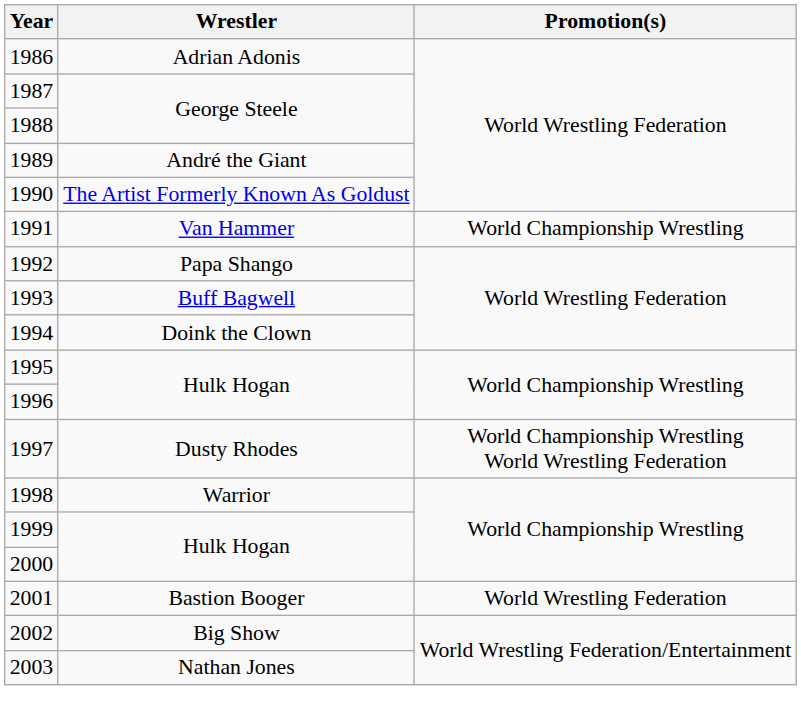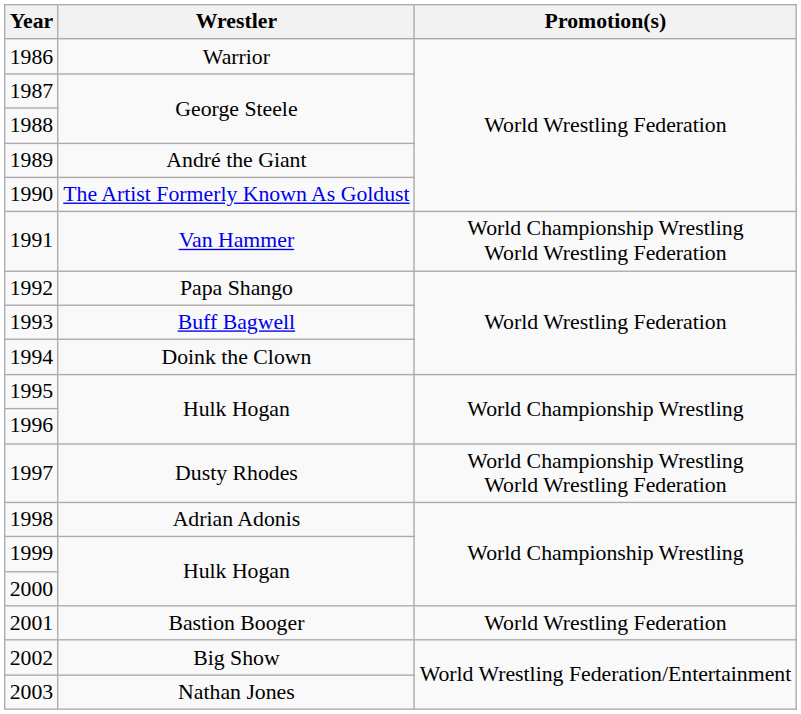(236, 56) Adrian Adonis -> (236, 56) Warrior
(605, 228) World Championship Wrestling -> (605, 241) World Championship Wrestling World Wrestling Federation
(236, 494) Warrior -> (236, 519) Adrian Adonis
